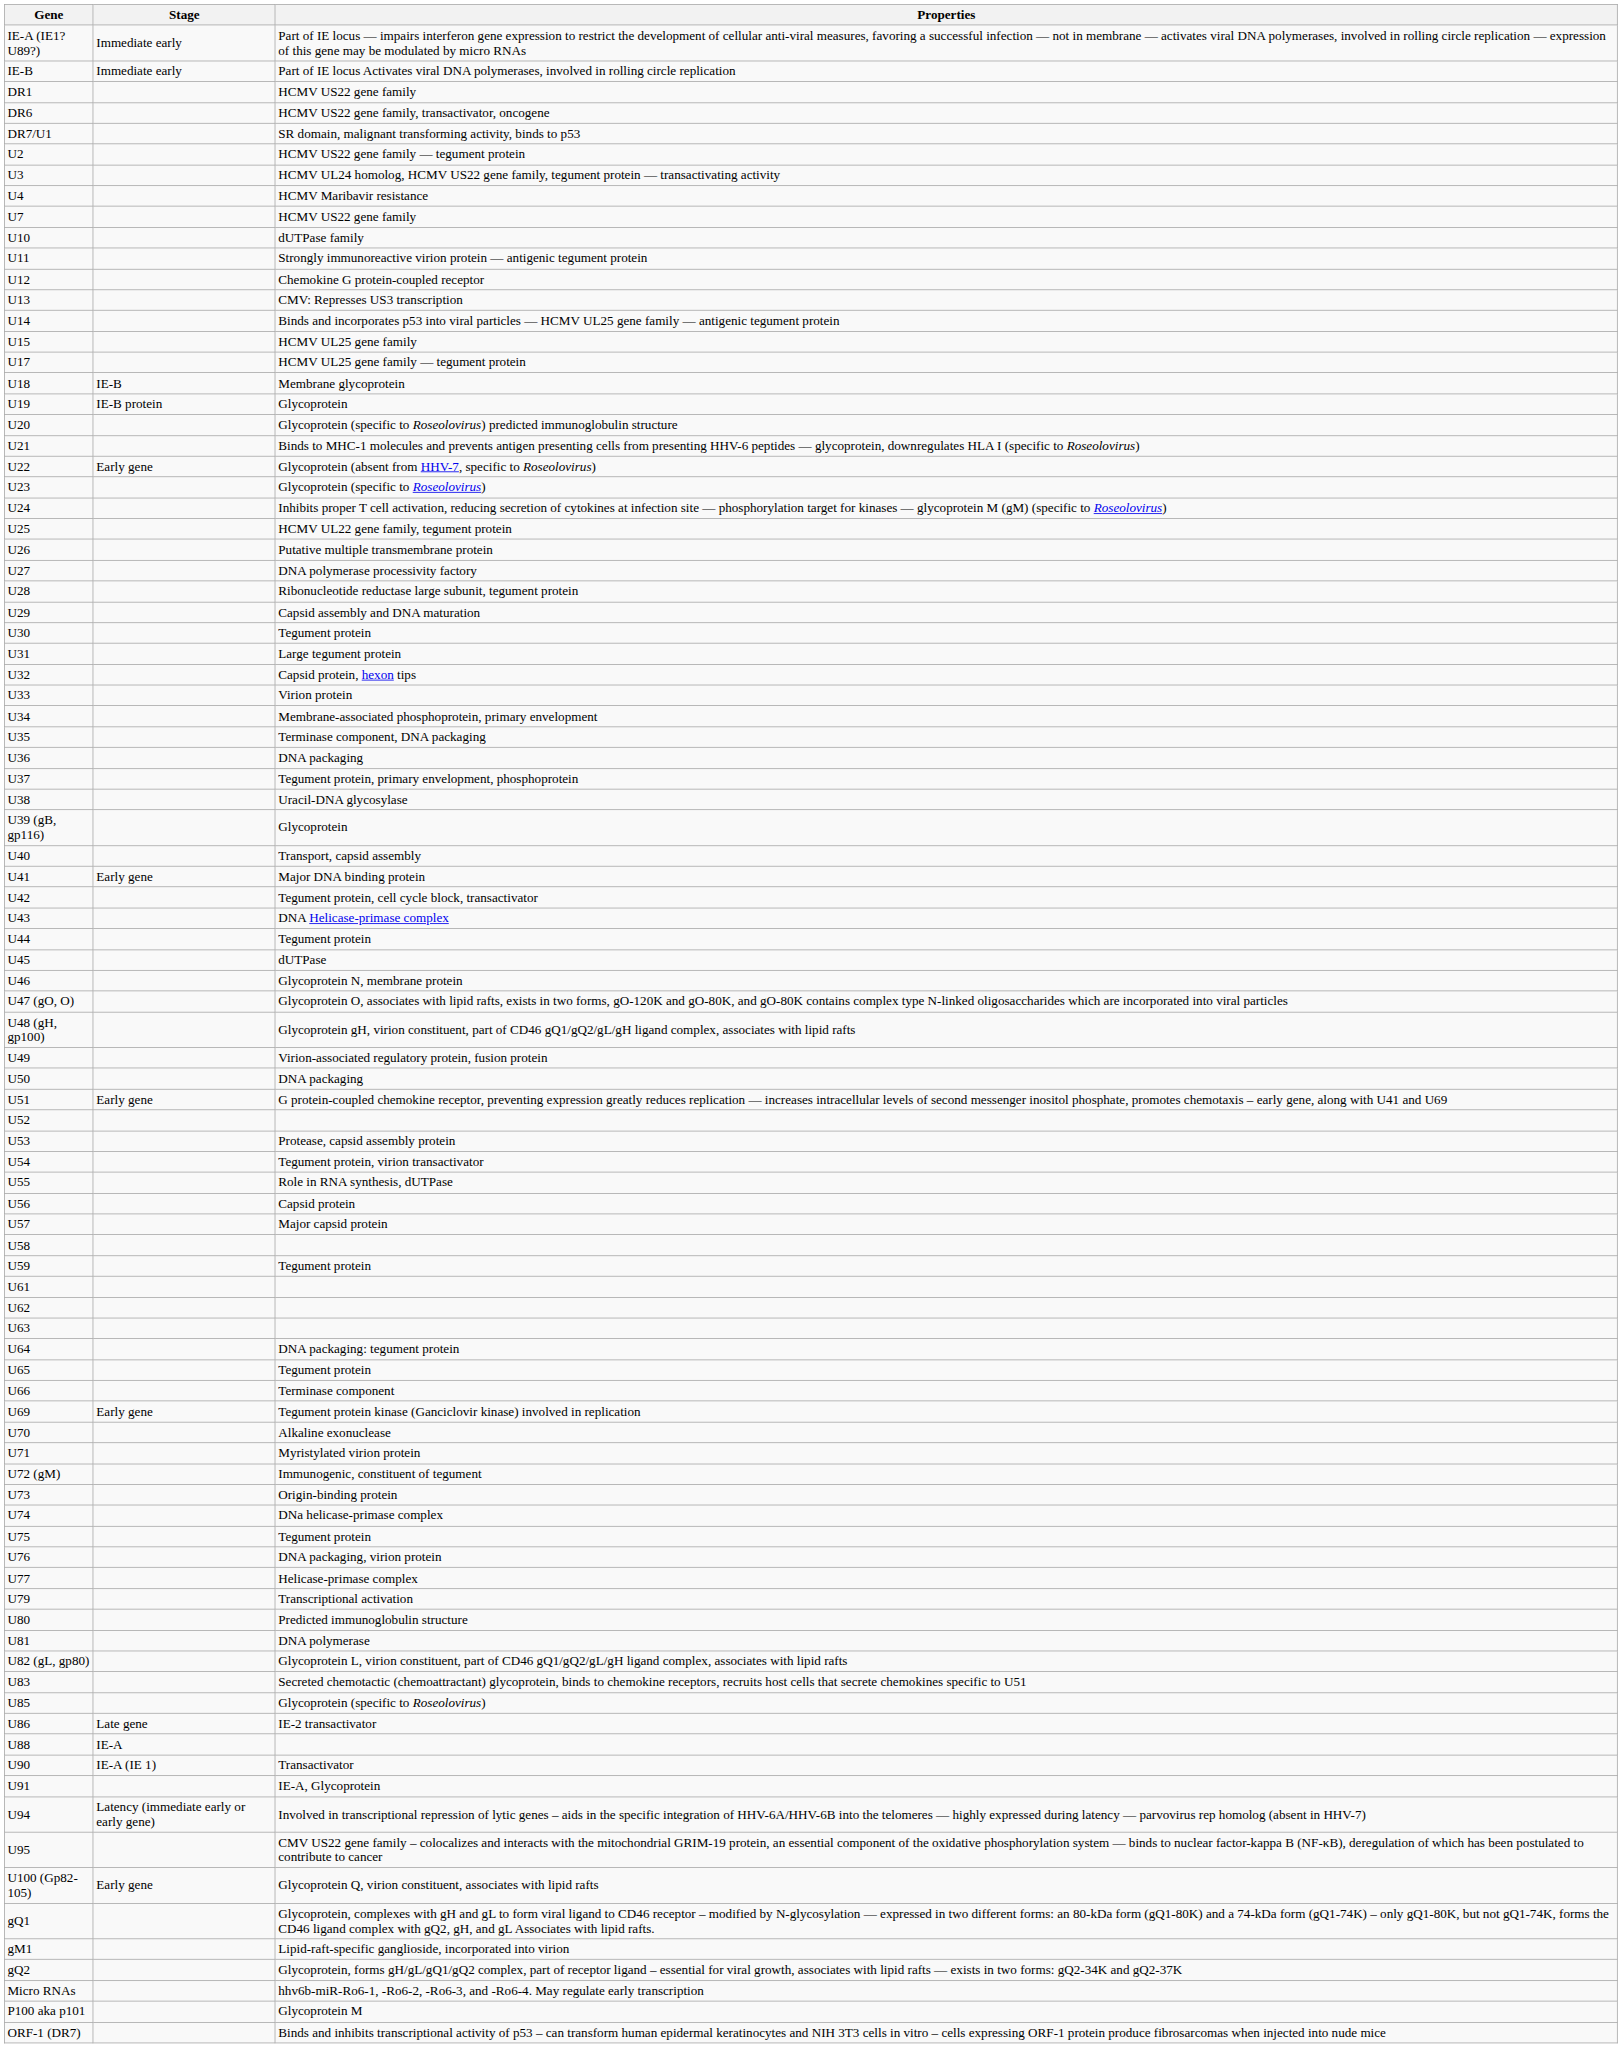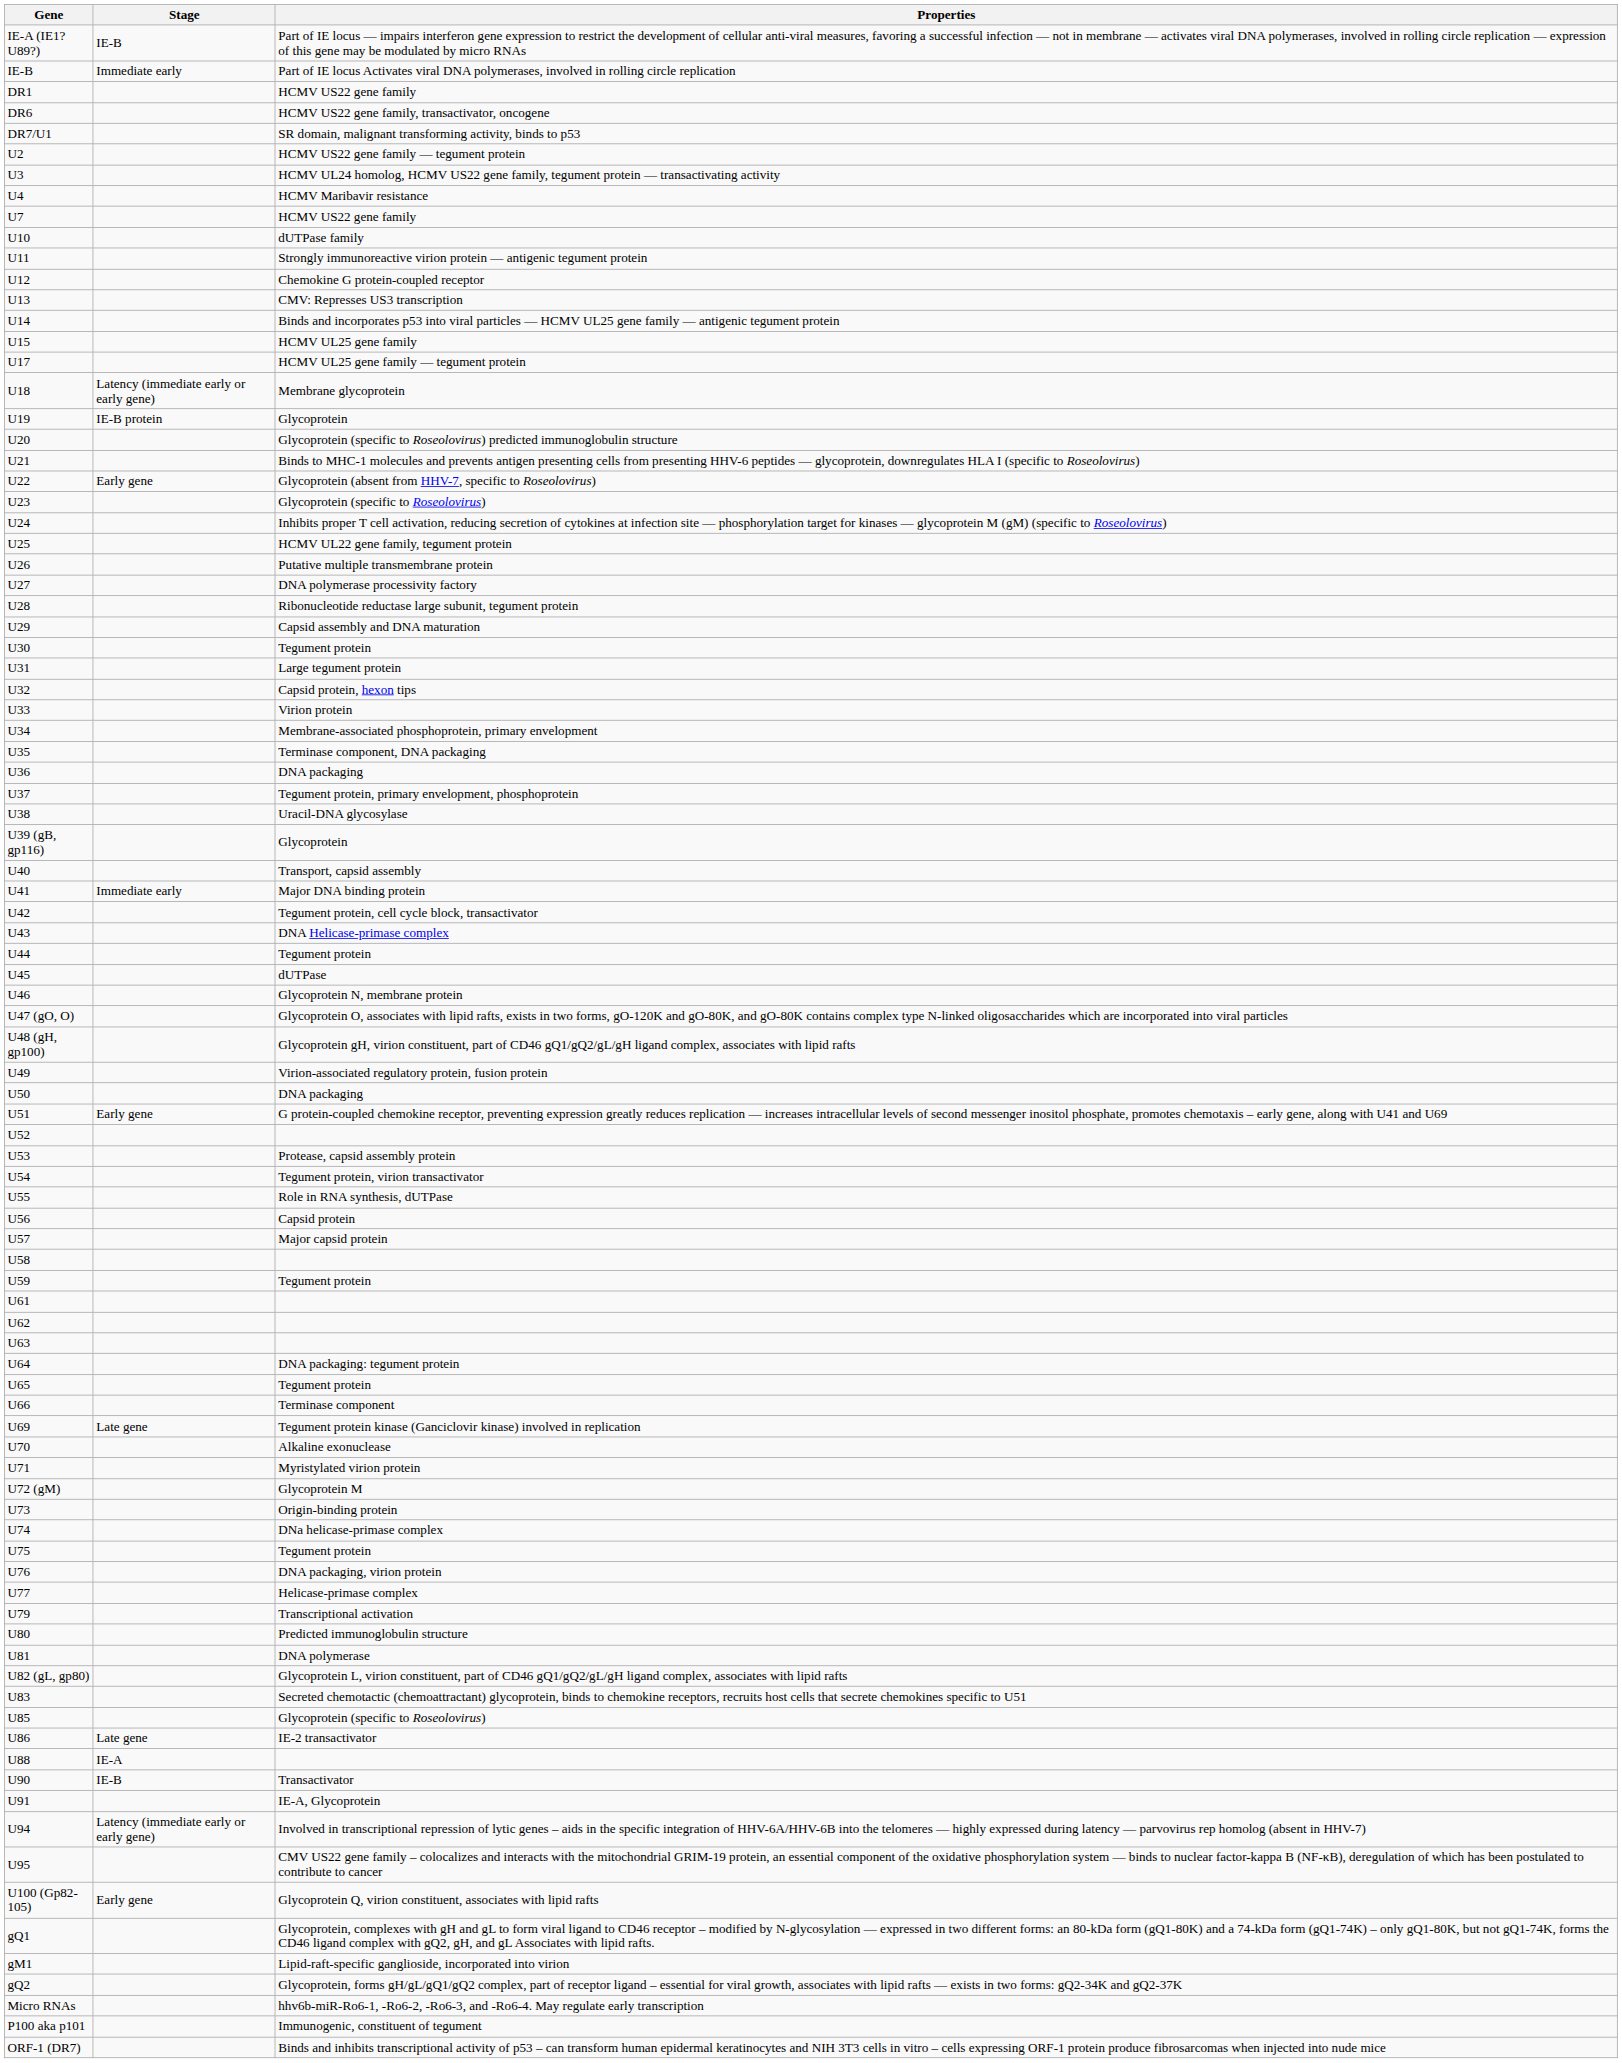(139, 43) Immediate early -> (109, 43) IE-B
(109, 383) IE-B -> (171, 390) Latency (immediate early or early gene)
(125, 876) Early gene -> (139, 891) Immediate early
(125, 1411) Early gene -> (122, 1426) Late gene
(380, 1474) Immunogenic, constituent of tegument -> (320, 1488) Glycoprotein M
(126, 1765) IE-A (IE 1) -> (109, 1780) IE-B
(320, 2011) Glycoprotein M -> (380, 2026) Immunogenic, constituent of tegument
